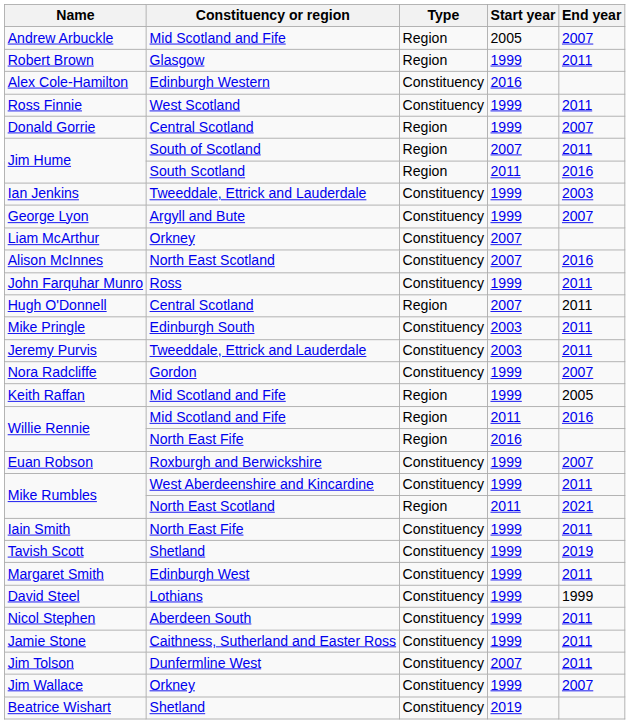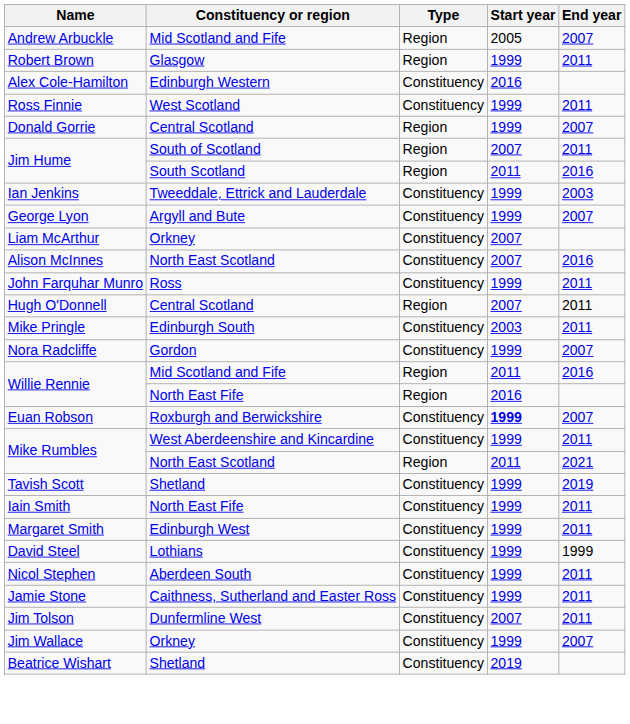- row: (52, 350)
- row: (46, 395)
(506, 462) normal -> (506, 417) bold
rows swapped: (46, 551) <-> (39, 529)
